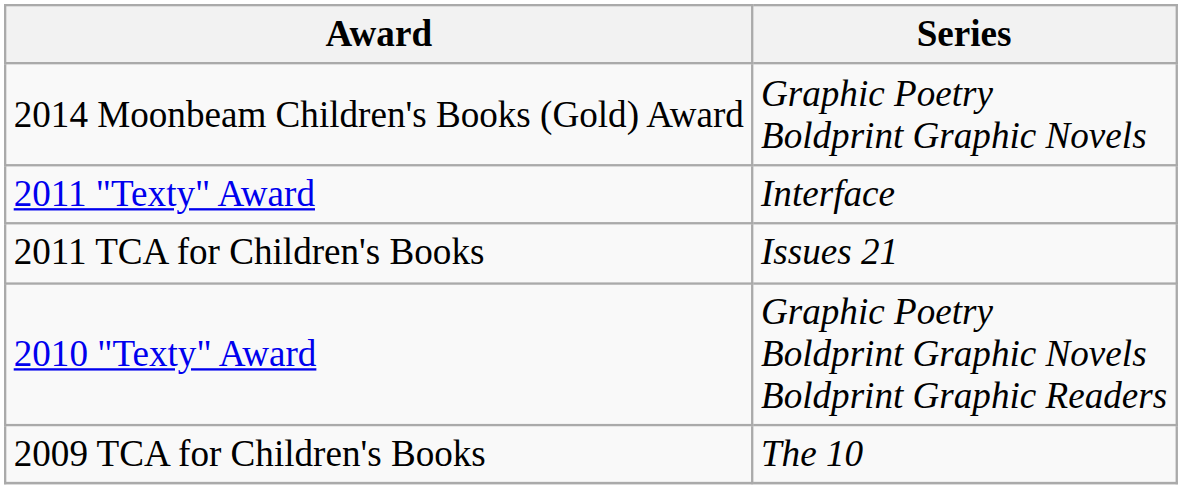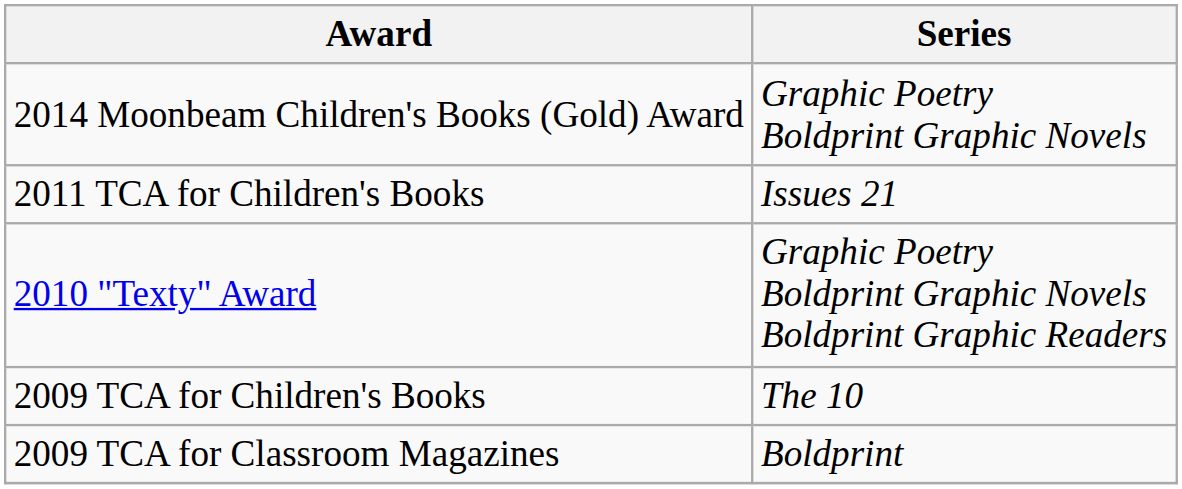- row: (164, 193)
+ row: (287, 453)
